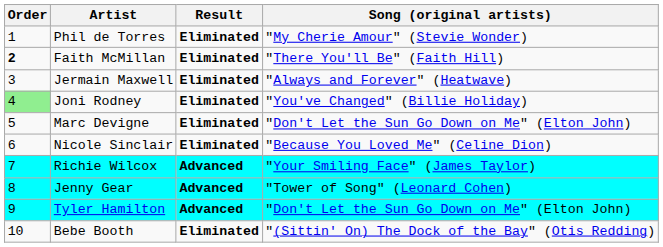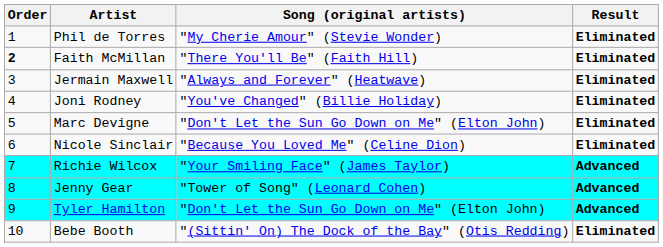columns swapped: (460, 15) <-> (219, 15)
(12, 102) lightgreen background -> (12, 102) no background
